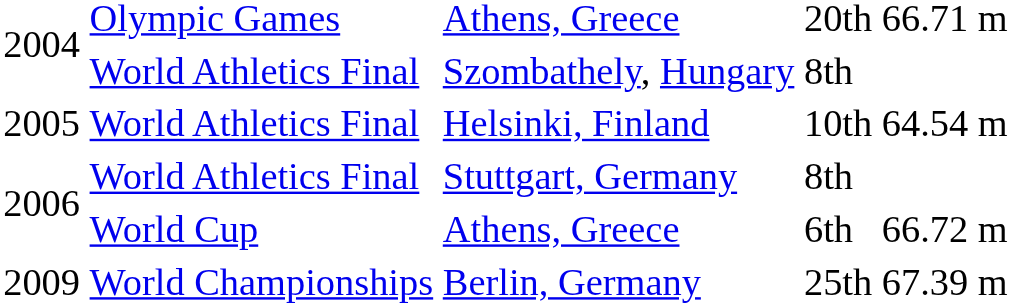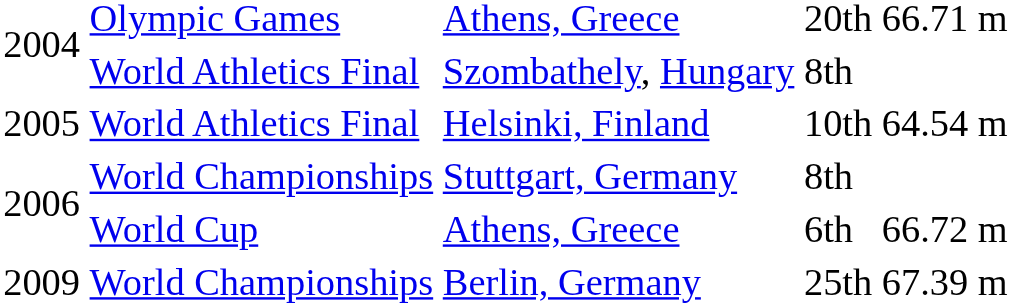(254, 176) World Athletics Final -> (261, 176) World Championships
